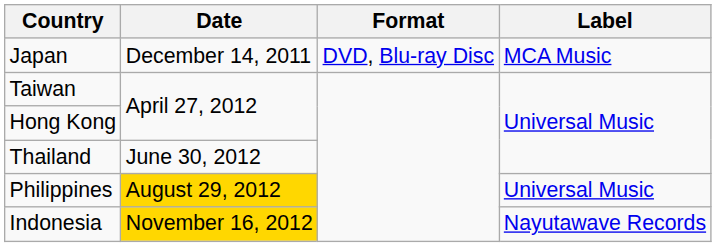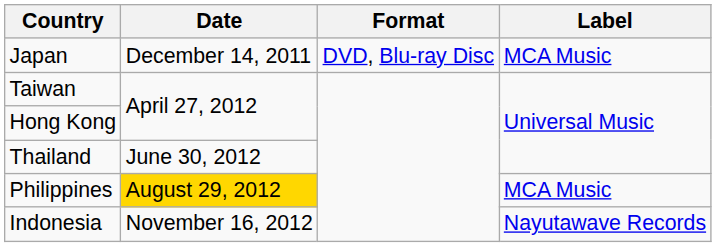(579, 190) Universal Music -> (558, 190) MCA Music
(219, 223) gold background -> (219, 223) no background
